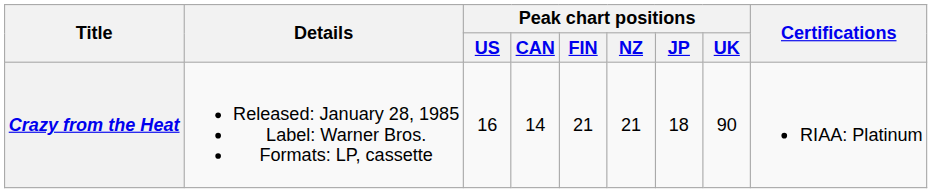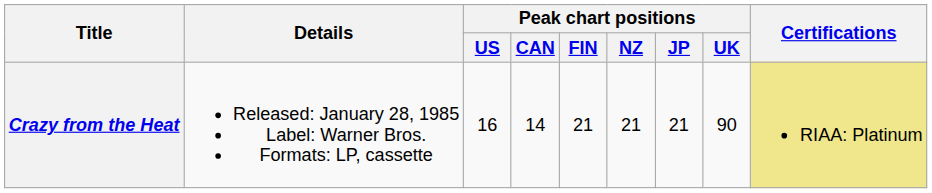(679, 124) 18 -> (679, 124) 21
(839, 135) no background -> (839, 135) khaki background
